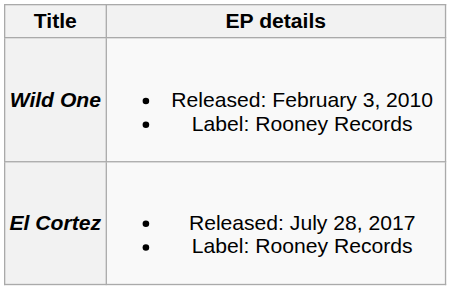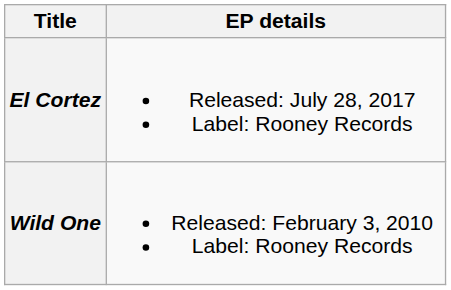rows swapped: (55, 99) <-> (55, 222)
